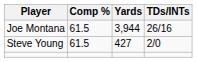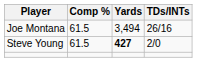(127, 28) 3,944 -> (127, 28) 3,494
(123, 44) normal -> (123, 44) bold
